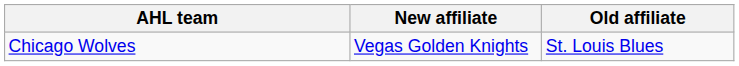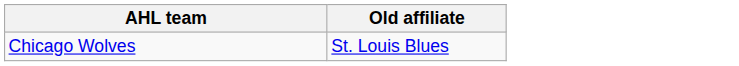- column: (446, 18)
